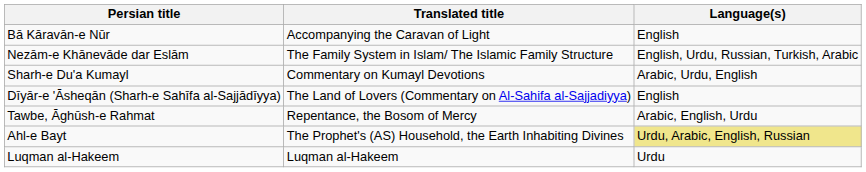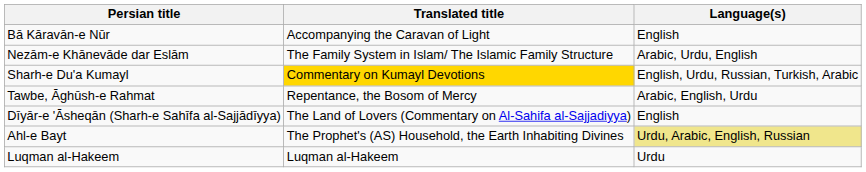(748, 55) English, Urdu, Russian, Turkish, Arabic -> (697, 55) Arabic, Urdu, English
(386, 75) no background -> (386, 75) gold background
(697, 75) Arabic, Urdu, English -> (748, 75) English, Urdu, Russian, Turkish, Arabic
rows swapped: (81, 116) <-> (144, 95)
